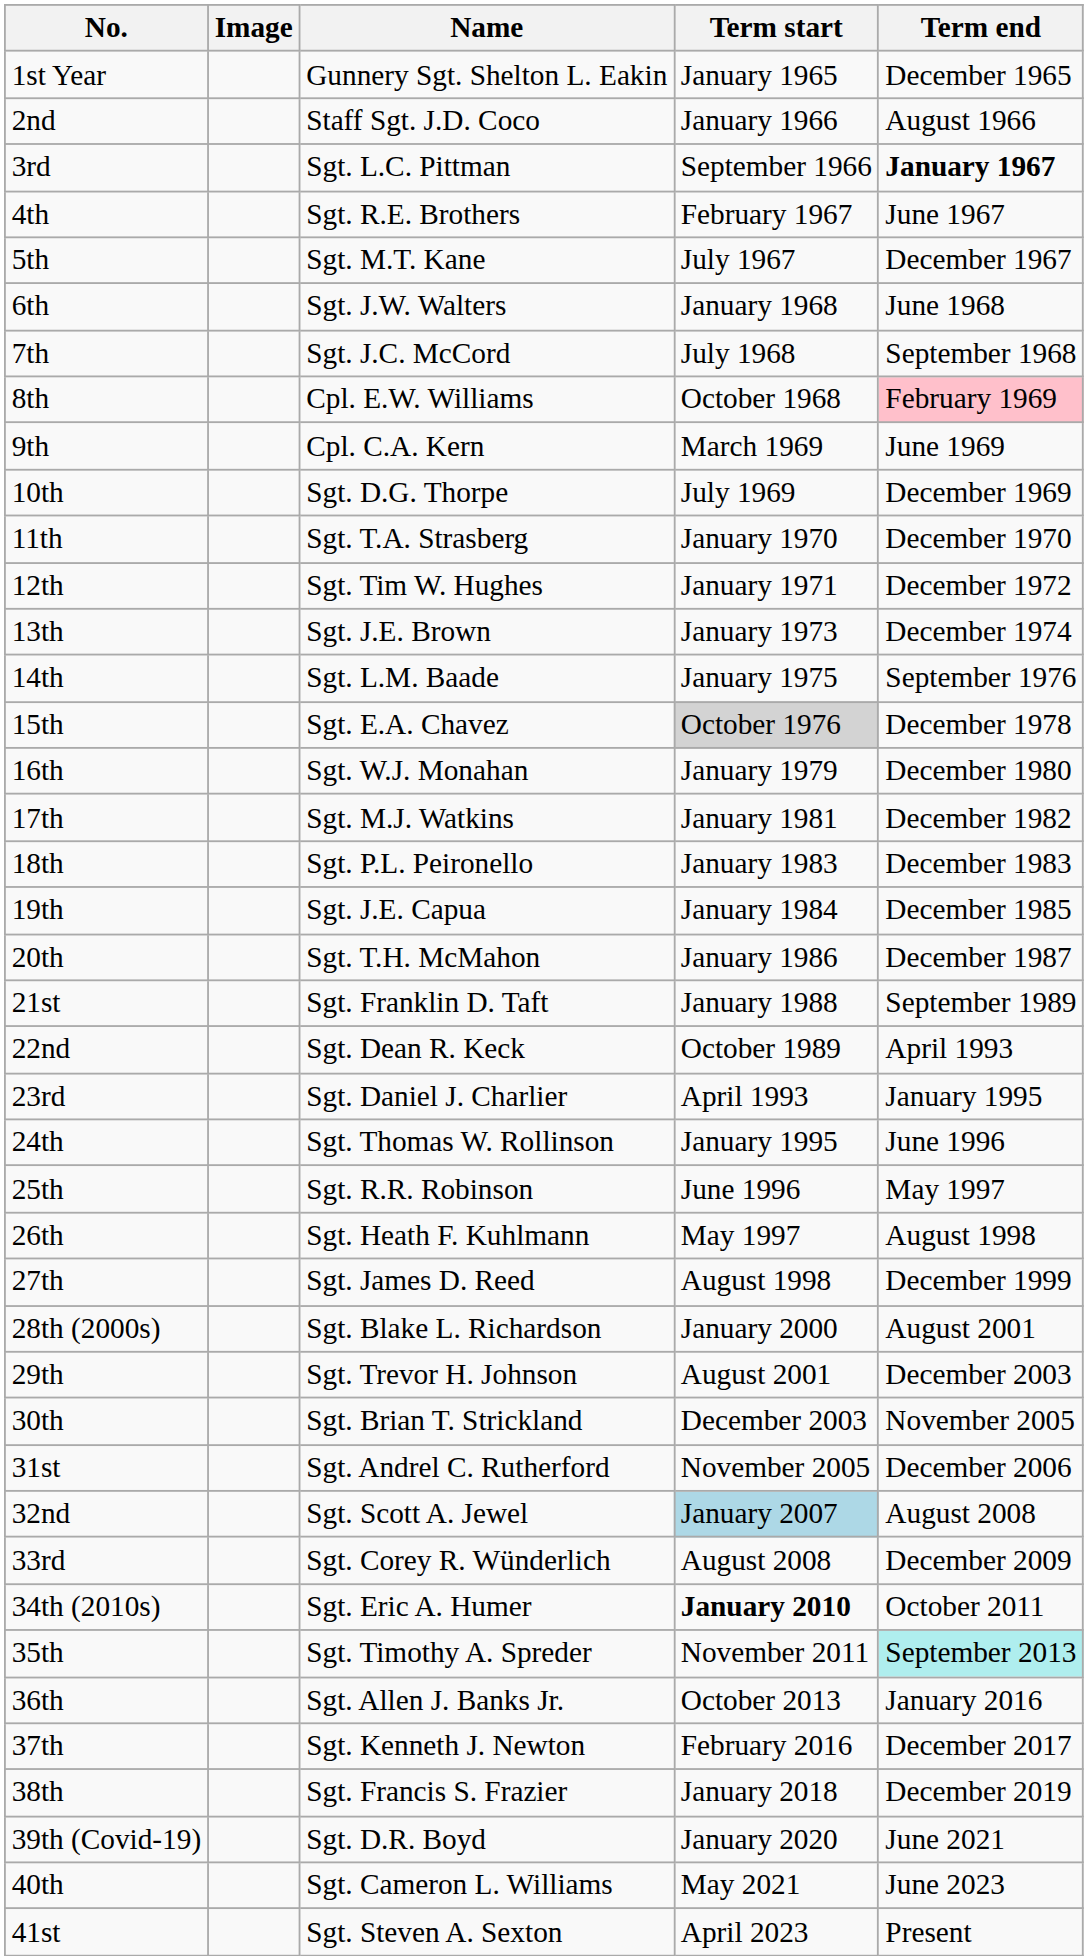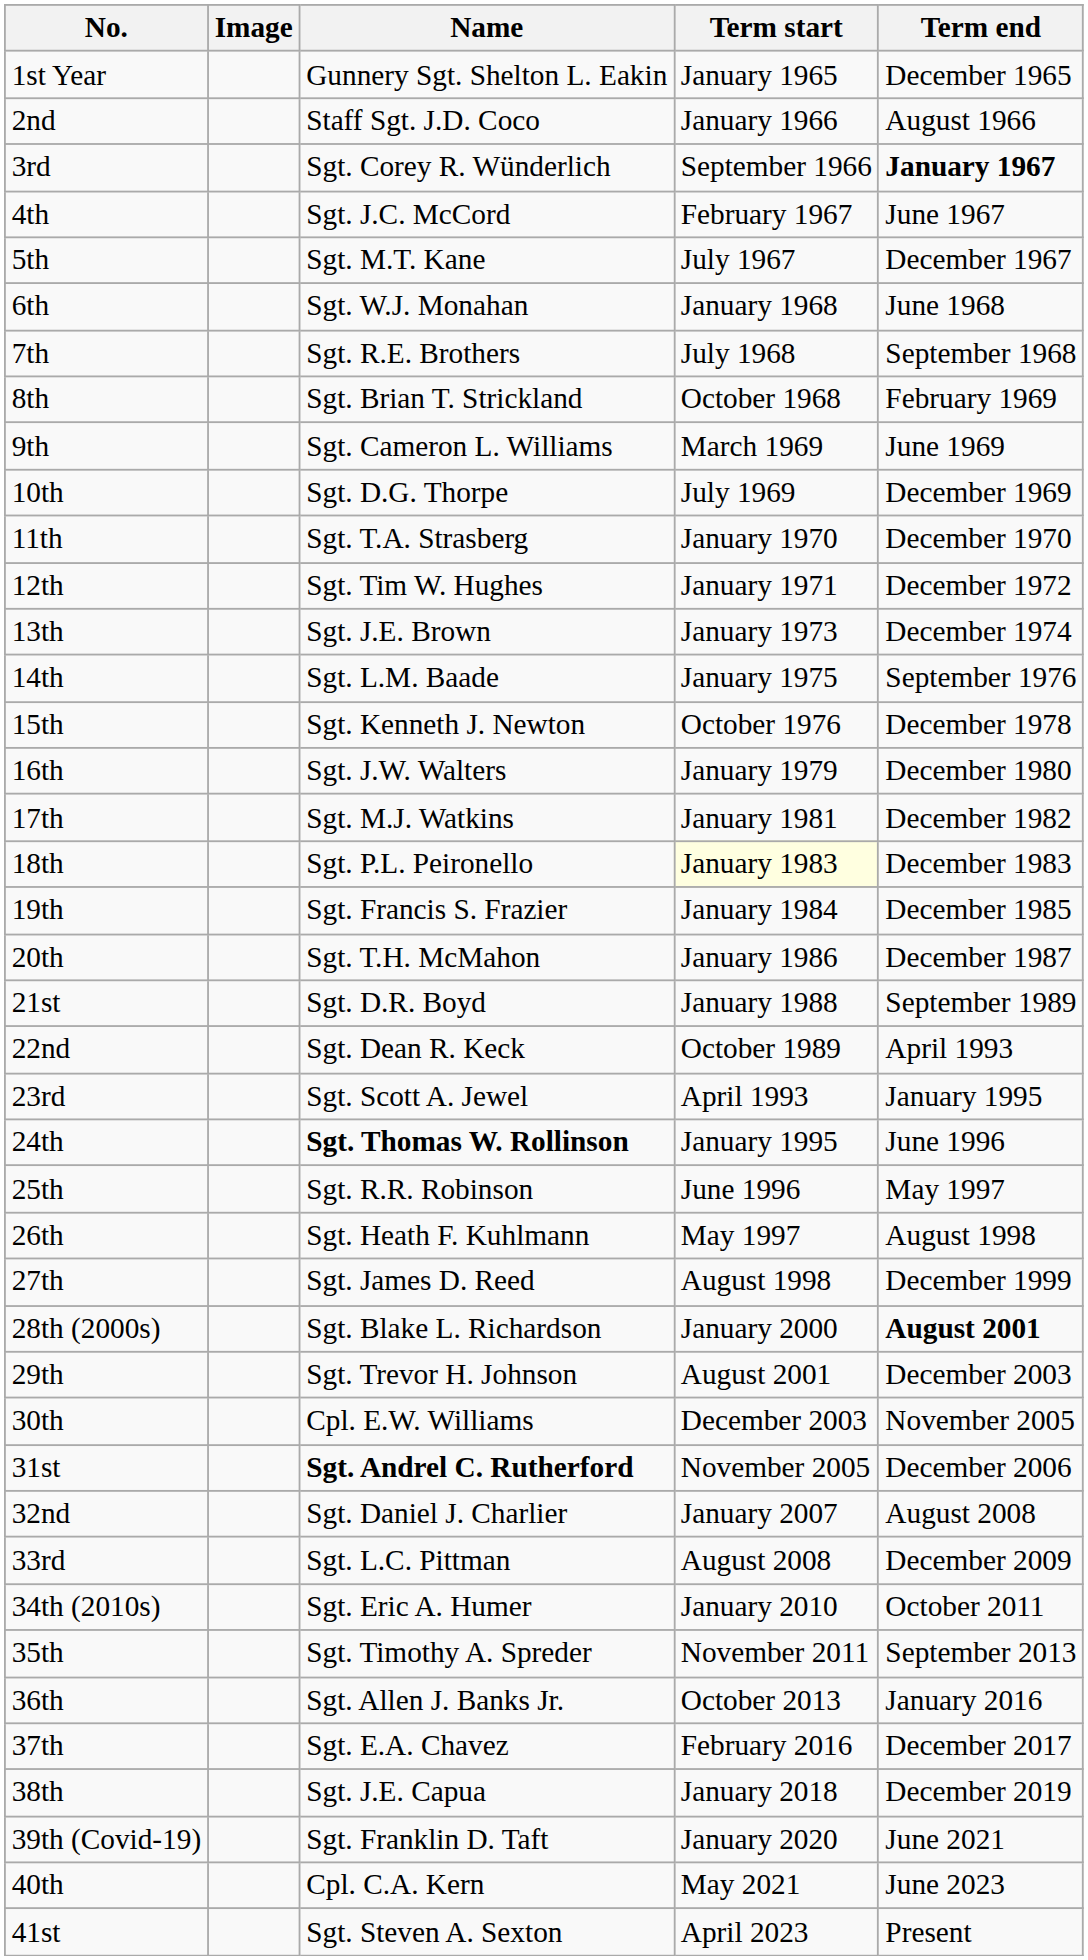(408, 167) Sgt. L.C. Pittman -> (458, 167) Sgt. Corey R. Wünderlich
(413, 213) Sgt. R.E. Brothers -> (408, 213) Sgt. J.C. McCord
(406, 306) Sgt. J.W. Walters -> (417, 306) Sgt. W.J. Monahan
(408, 352) Sgt. J.C. McCord -> (413, 352) Sgt. R.E. Brothers
(420, 399) Cpl. E.W. Williams -> (444, 399) Sgt. Brian T. Strickland
(971, 399) pink background -> (971, 399) no background
(395, 445) Cpl. C.A. Kern -> (459, 445) Sgt. Cameron L. Williams
(407, 724) Sgt. E.A. Chavez -> (446, 724) Sgt. Kenneth J. Newton
(761, 724) lightgrey background -> (761, 724) no background
(417, 770) Sgt. W.J. Monahan -> (406, 770) Sgt. J.W. Walters
(759, 863) no background -> (759, 863) lightyellow background
(396, 910) Sgt. J.E. Capua -> (437, 910) Sgt. Francis S. Frazier
(427, 1002) Sgt. Franklin D. Taft -> (396, 1002) Sgt. D.R. Boyd
(437, 1095) Sgt. Daniel J. Charlier -> (417, 1095) Sgt. Scott A. Jewel
(460, 1142) normal -> (467, 1142) bold
(961, 1327) normal -> (963, 1327) bold
(444, 1420) Sgt. Brian T. Strickland -> (420, 1420) Cpl. E.W. Williams
(458, 1467) normal -> (470, 1467) bold
(417, 1513) Sgt. Scott A. Jewel -> (437, 1513) Sgt. Daniel J. Charlier
(759, 1513) lightblue background -> (759, 1513) no background
(458, 1560) Sgt. Corey R. Wünderlich -> (408, 1560) Sgt. L.C. Pittman
(766, 1606) bold -> (759, 1606) normal
(981, 1652) paleturquoise background -> (981, 1652) no background
(446, 1745) Sgt. Kenneth J. Newton -> (407, 1745) Sgt. E.A. Chavez
(437, 1792) Sgt. Francis S. Frazier -> (396, 1792) Sgt. J.E. Capua
(396, 1838) Sgt. D.R. Boyd -> (427, 1838) Sgt. Franklin D. Taft
(459, 1885) Sgt. Cameron L. Williams -> (395, 1885) Cpl. C.A. Kern
